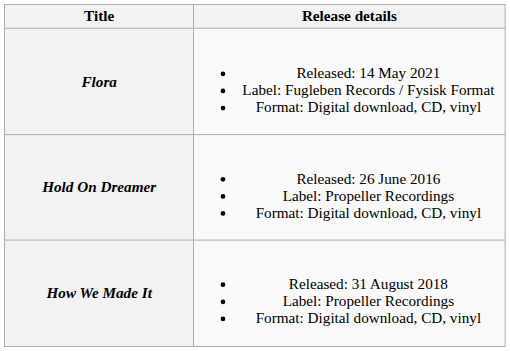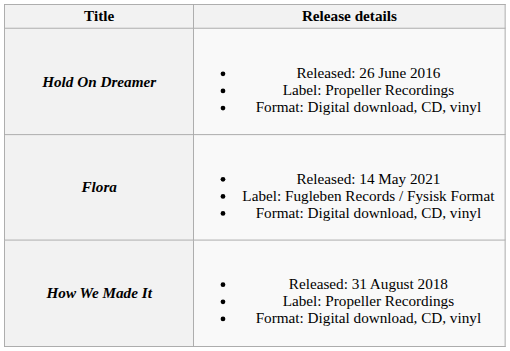rows swapped: (99, 81) <-> (99, 187)
